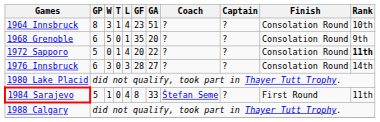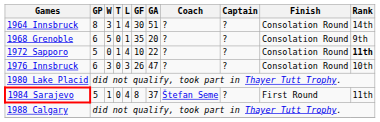(139, 25) 23 -> (139, 25) 30
(363, 25) 10th -> (363, 25) 14th
(139, 53) 20 -> (139, 53) 10
(139, 66) 28 -> (139, 66) 26
(153, 66) 27 -> (153, 66) 47
(363, 66) 14th -> (363, 66) 10th
(153, 95) 33 -> (153, 95) 37
